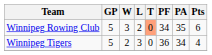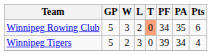(164, 43) 36 -> (164, 43) 39
